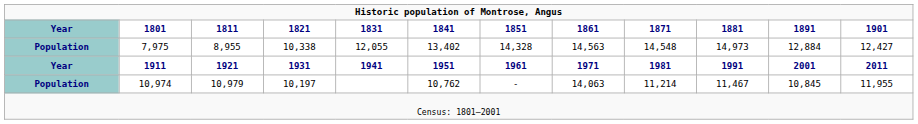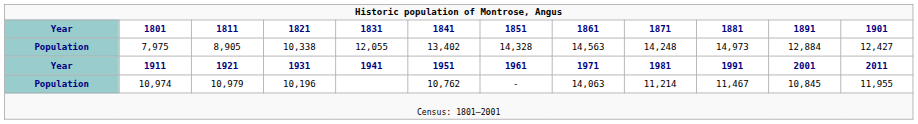(227, 47) 8,955 -> (227, 47) 8,905
(660, 47) 14,548 -> (660, 47) 14,248
(299, 84) 10,197 -> (299, 84) 10,196
